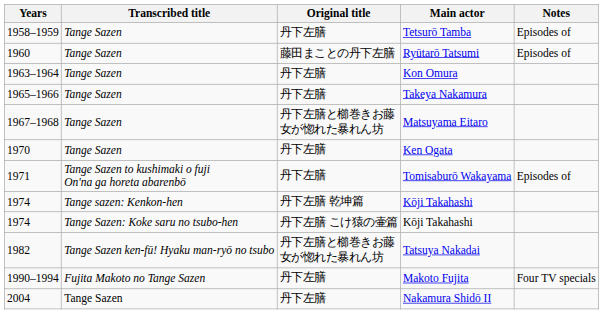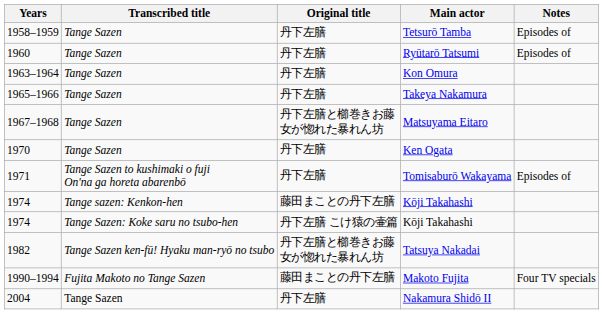(337, 53) 藤田まことの丹下左膳 -> (303, 53) 丹下左膳
(321, 201) 丹下左膳 乾坤篇 -> (337, 201) 藤田まことの丹下左膳
(303, 277) 丹下左膳 -> (337, 277) 藤田まことの丹下左膳
